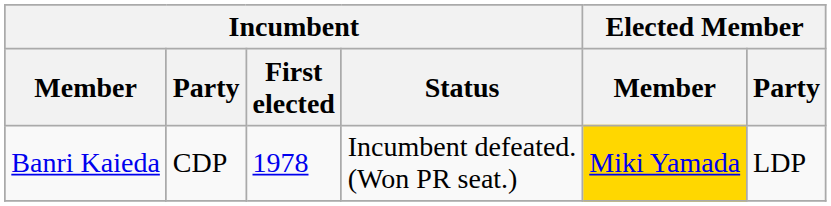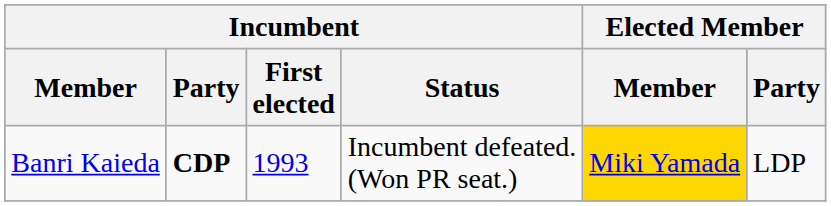(200, 162) normal -> (202, 162) bold
(280, 162) 1978 -> (280, 162) 1993
